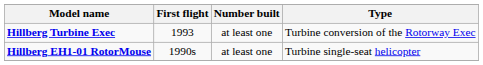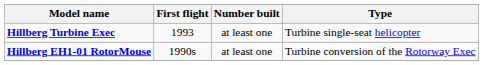(380, 33) Turbine conversion of the Rotorway Exec -> (353, 33) Turbine single-seat helicopter
(353, 51) Turbine single-seat helicopter -> (380, 51) Turbine conversion of the Rotorway Exec
